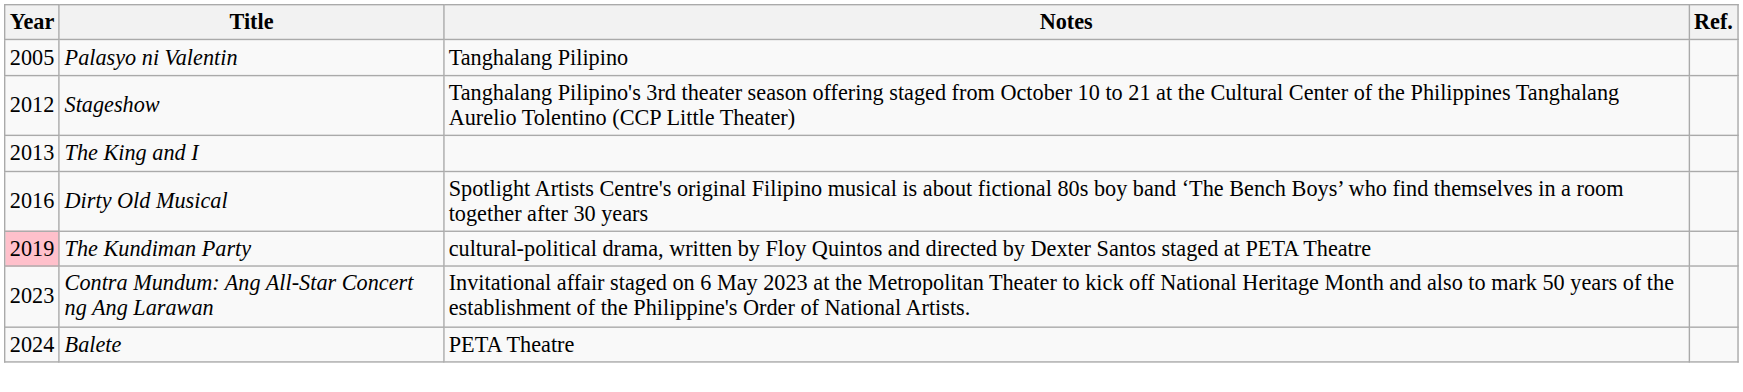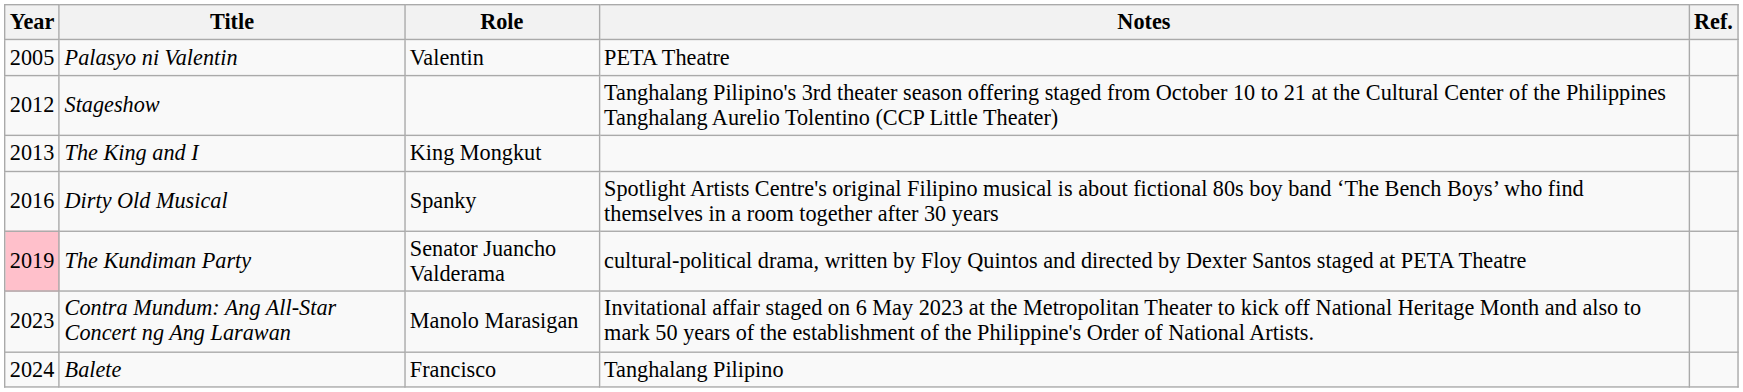+ column: (502, 22)
(538, 57) Tanghalang Pilipino -> (667, 57) PETA Theatre
(512, 344) PETA Theatre -> (694, 369) Tanghalang Pilipino
